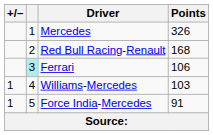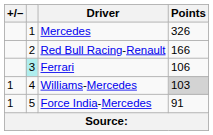(180, 49) 168 -> (180, 49) 166
(180, 85) no background -> (180, 85) lightgrey background
